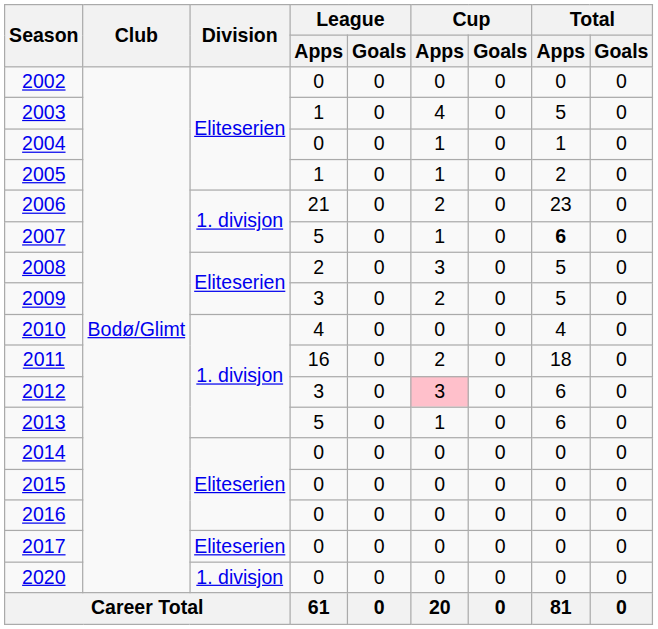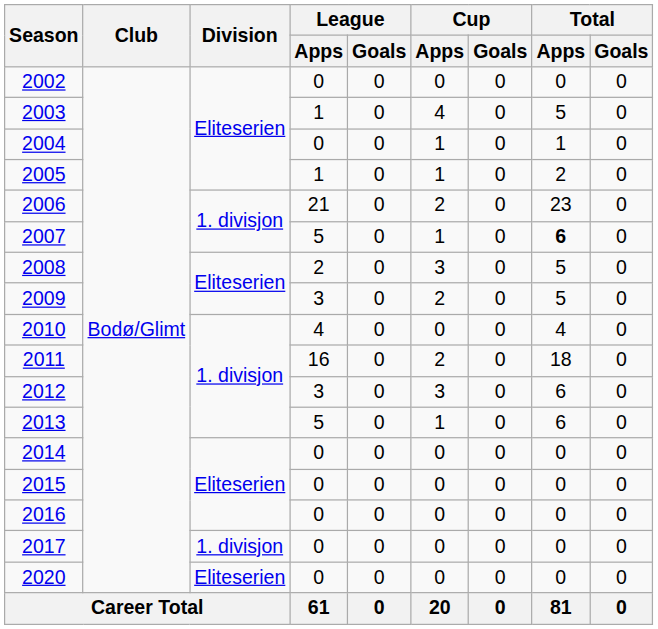(440, 391) pink background -> (440, 391) no background
(240, 546) Eliteserien -> (240, 546) 1. divisjon
(240, 577) 1. divisjon -> (240, 577) Eliteserien
